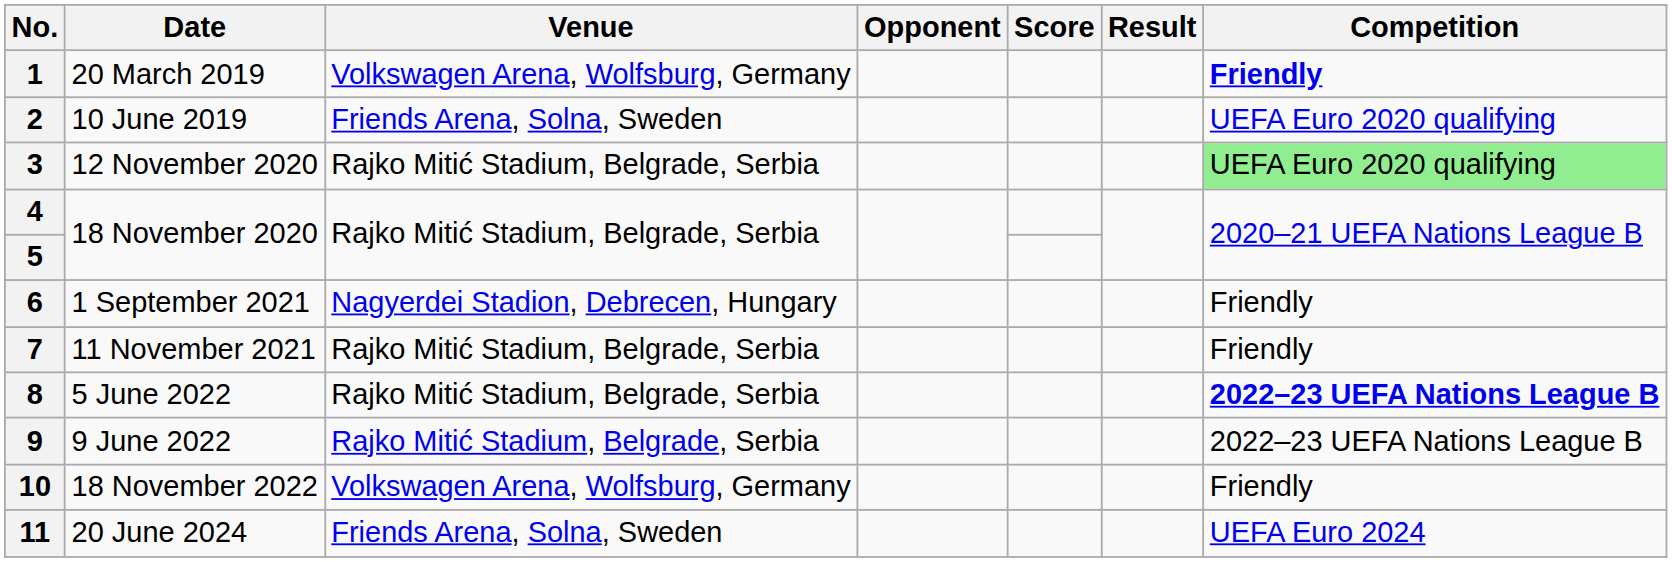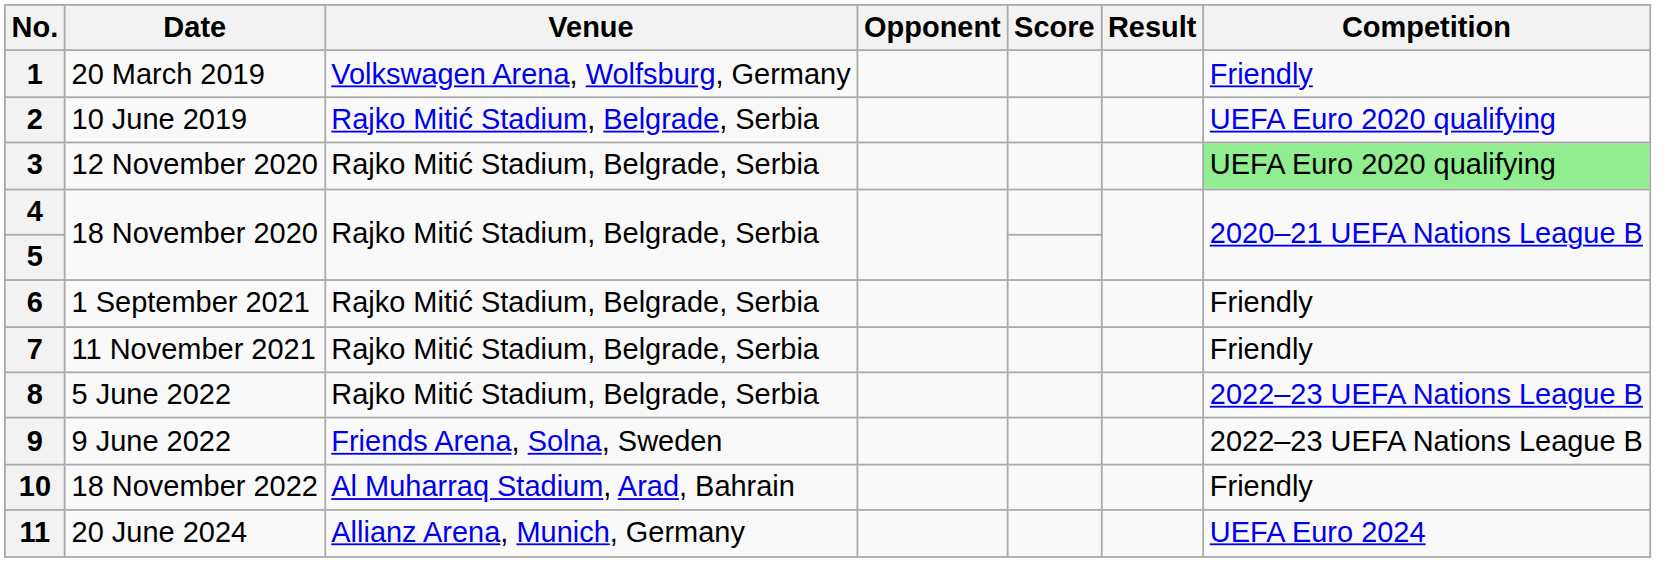(1266, 73) bold -> (1261, 73) normal
(527, 119) Friends Arena, Solna, Sweden -> (575, 119) Rajko Mitić Stadium, Belgrade, Serbia
(584, 303) Nagyerdei Stadion, Debrecen, Hungary -> (575, 303) Rajko Mitić Stadium, Belgrade, Serbia
(1435, 394) bold -> (1426, 394) normal
(575, 440) Rajko Mitić Stadium, Belgrade, Serbia -> (527, 440) Friends Arena, Solna, Sweden
(591, 486) Volkswagen Arena, Wolfsburg, Germany -> (563, 486) Al Muharraq Stadium, Arad, Bahrain
(527, 532) Friends Arena, Solna, Sweden -> (538, 532) Allianz Arena, Munich, Germany
